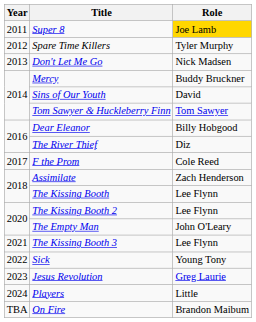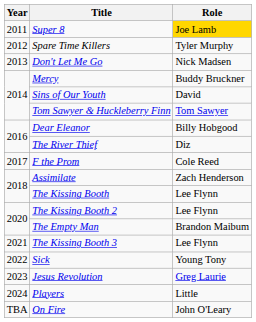(203, 227) John O'Leary -> (212, 227) Brandon Maibum
(212, 309) Brandon Maibum -> (203, 309) John O'Leary
